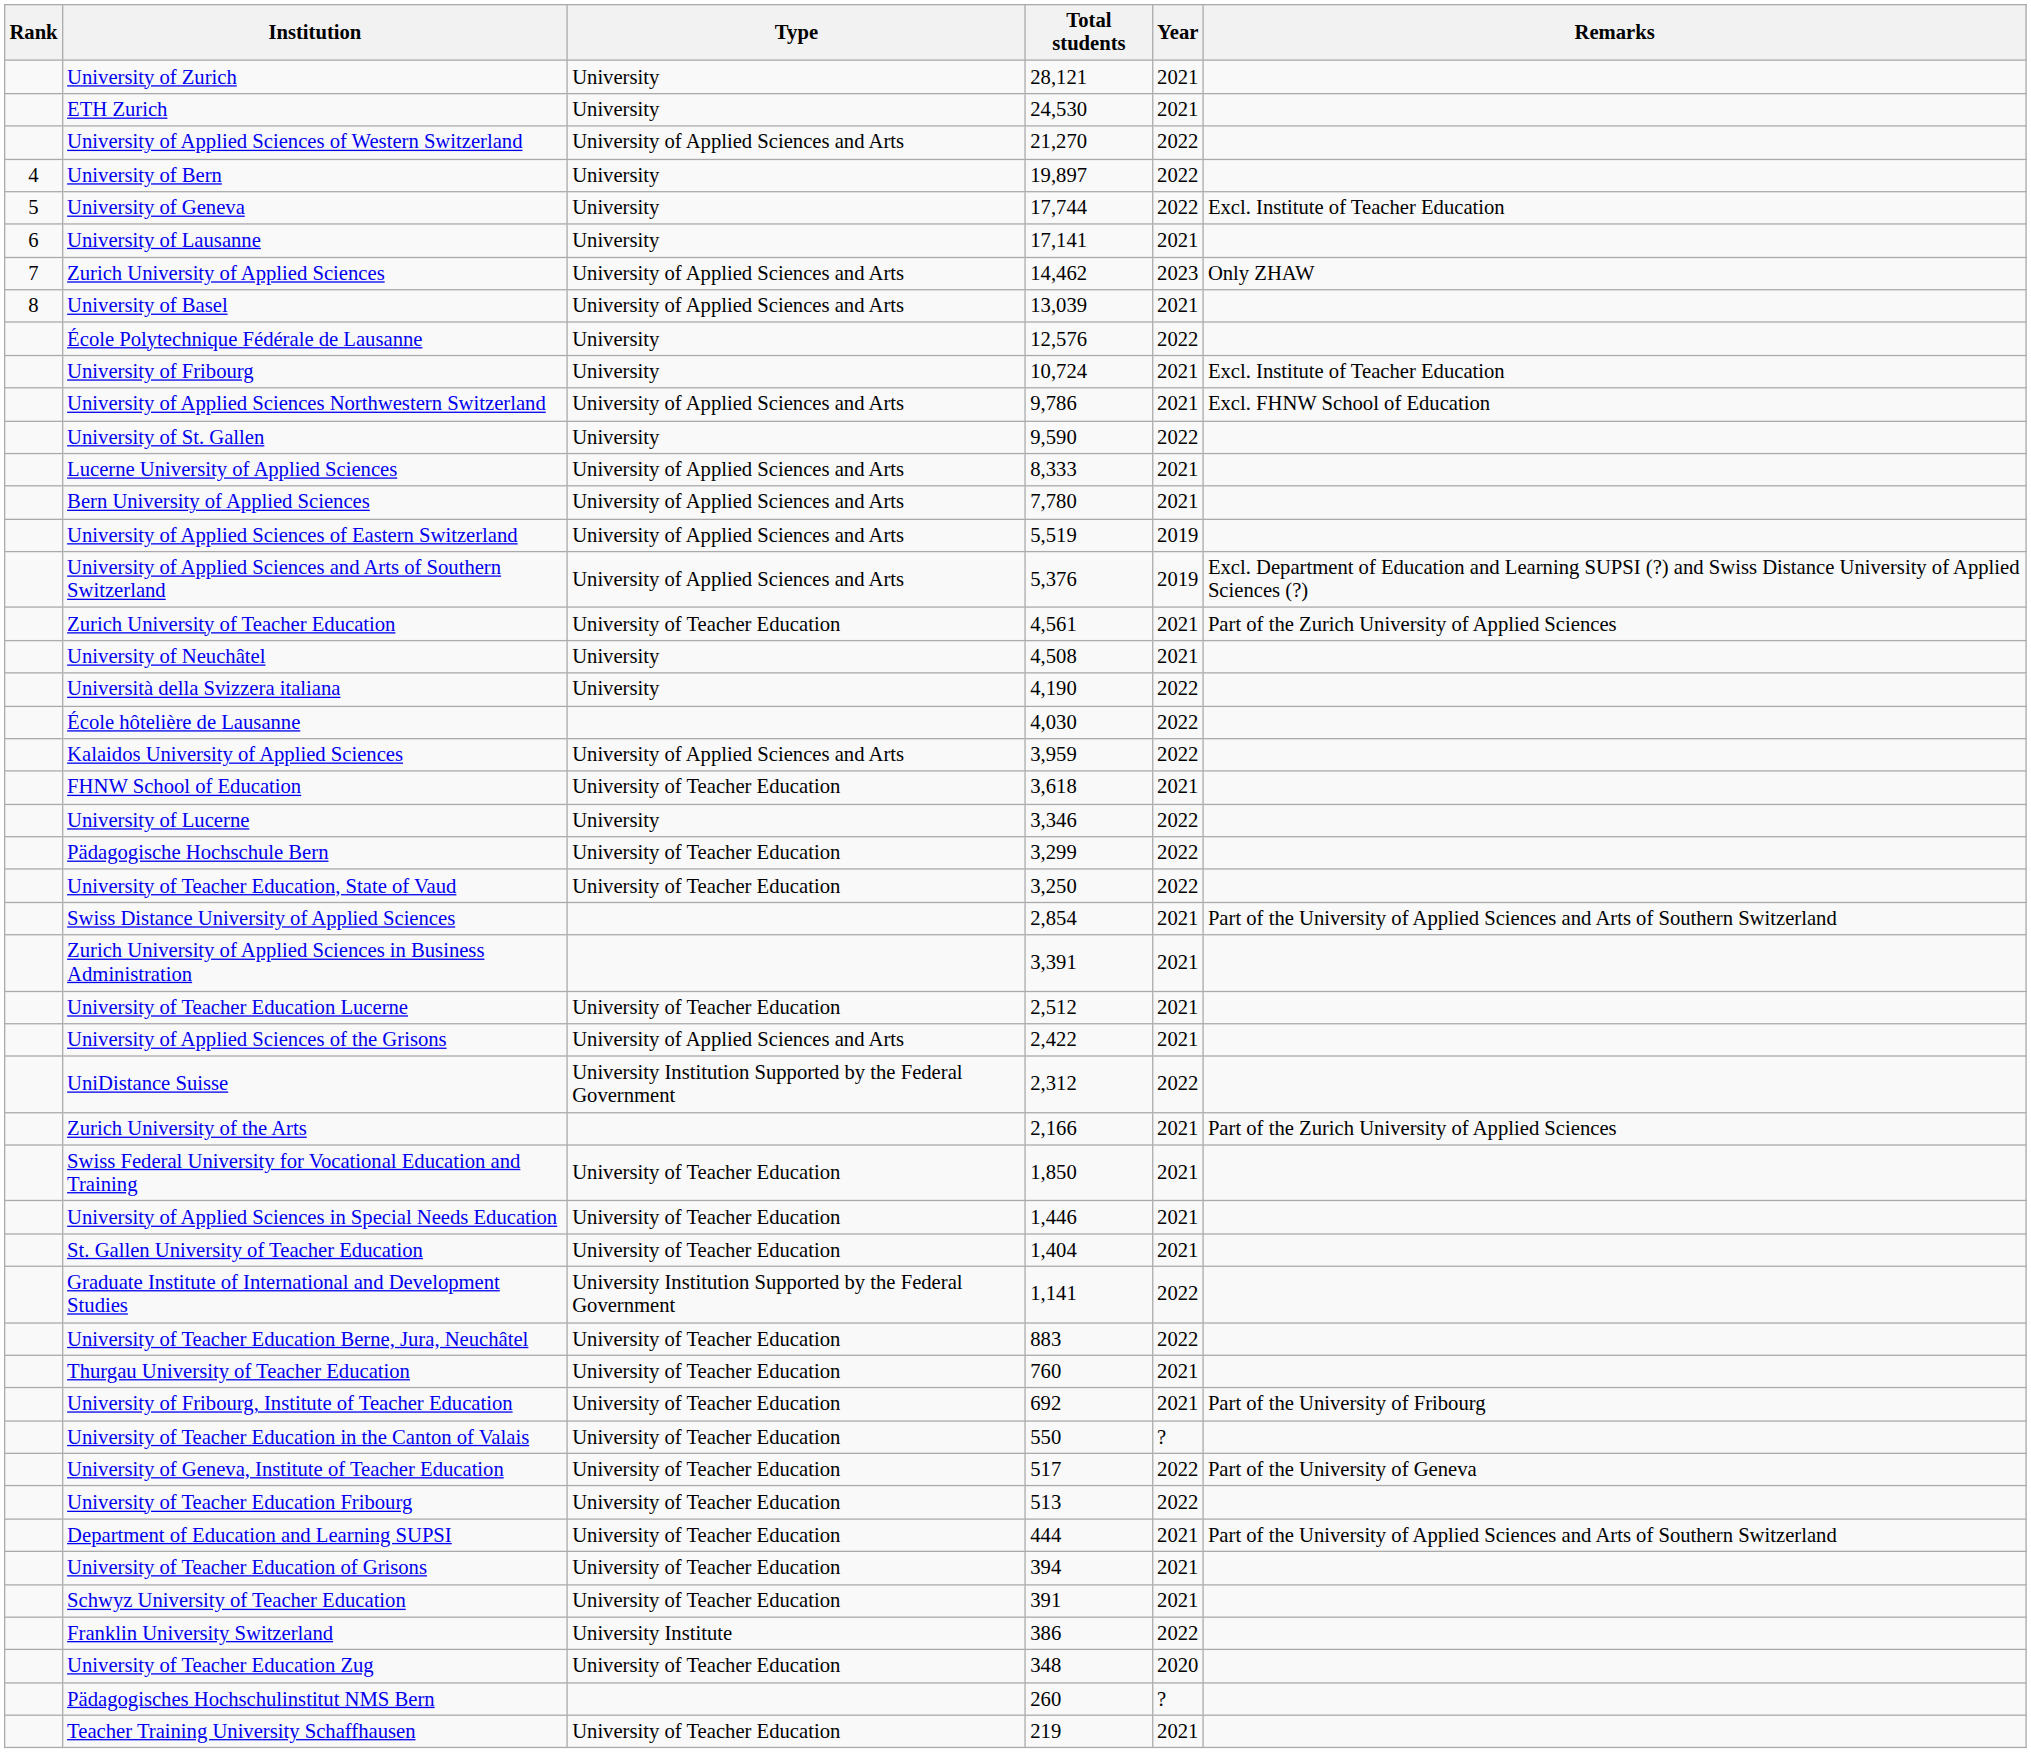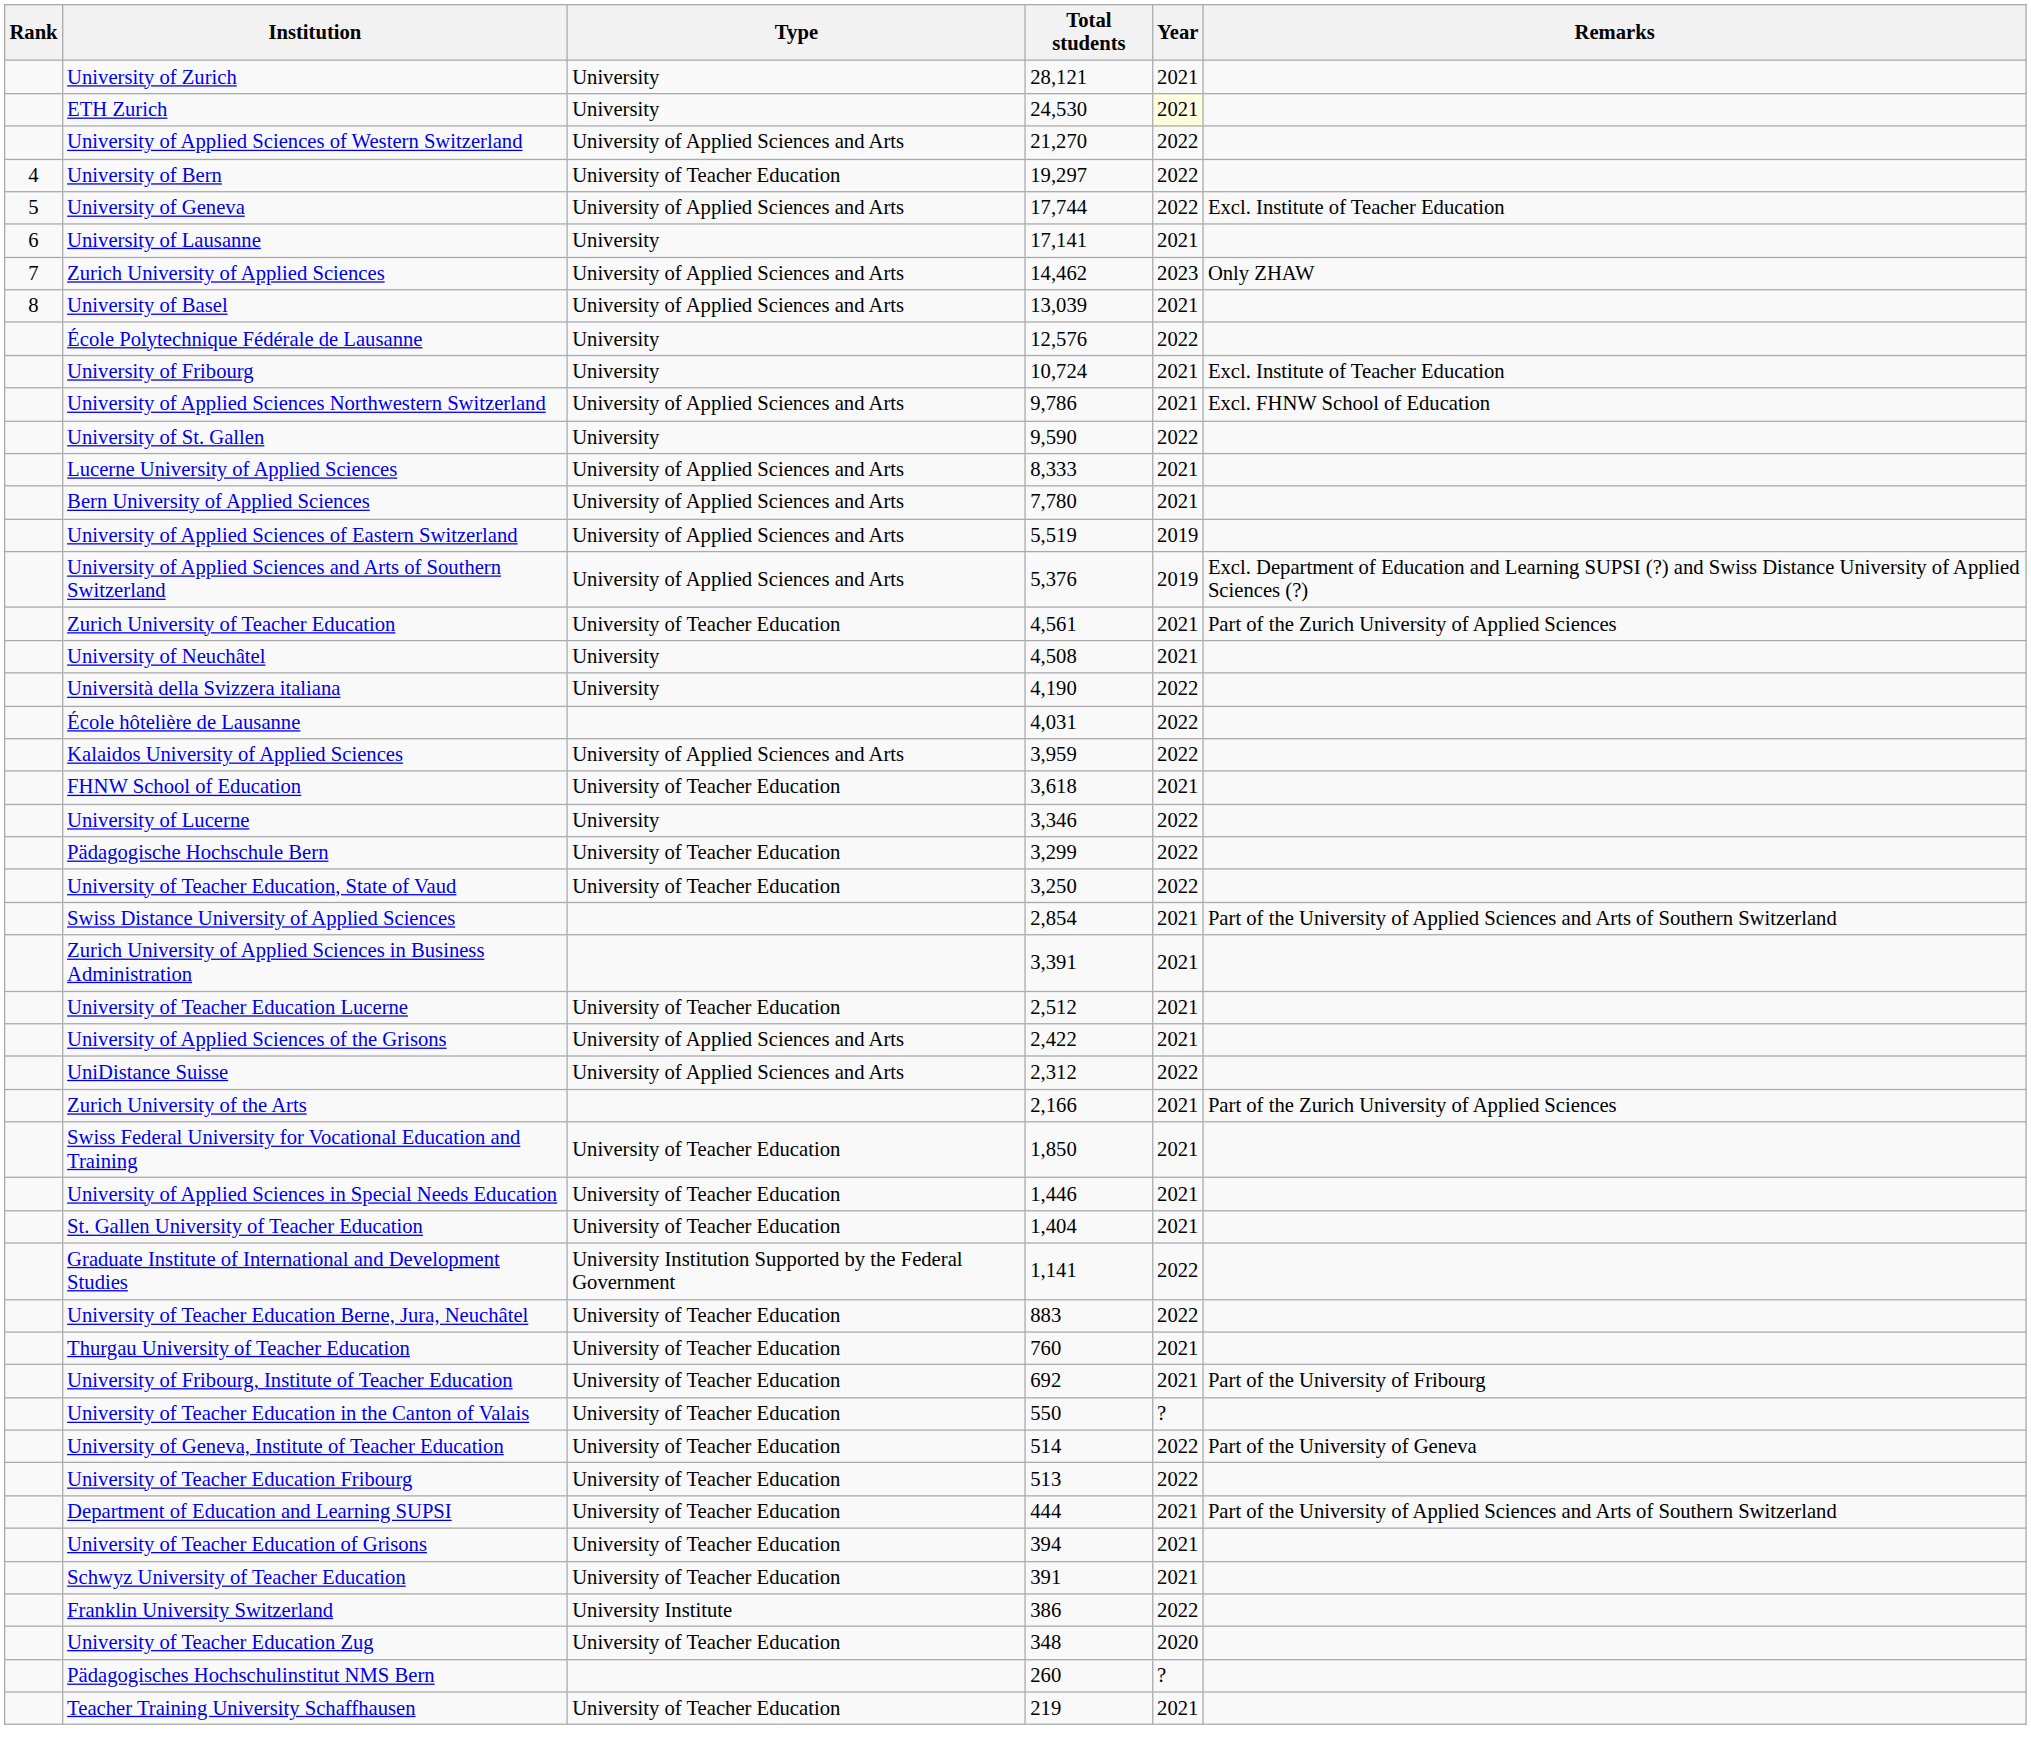(1178, 109) no background -> (1178, 109) lightyellow background
(616, 175) University -> (706, 175) University of Teacher Education
(1059, 175) 19,897 -> (1059, 175) 19,297
(616, 207) University -> (738, 207) University of Applied Sciences and Arts
(1053, 721) 4,030 -> (1053, 721) 4,031
(767, 1084) University Institution Supported by the Federal Government -> (738, 1072) University of Applied Sciences and Arts
(1046, 1469) 517 -> (1046, 1446) 514
